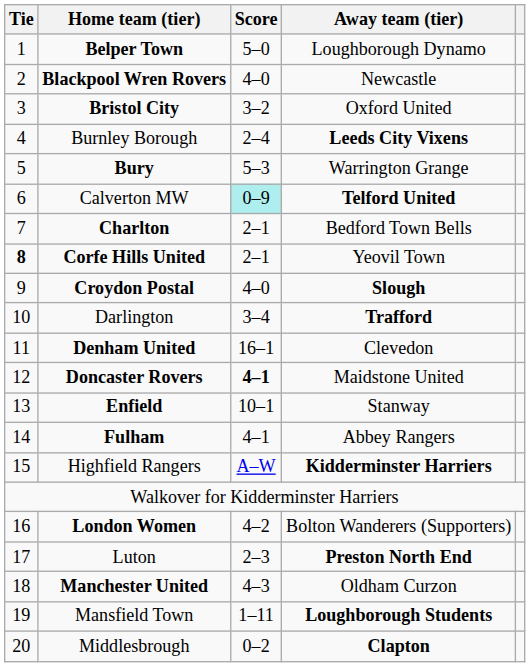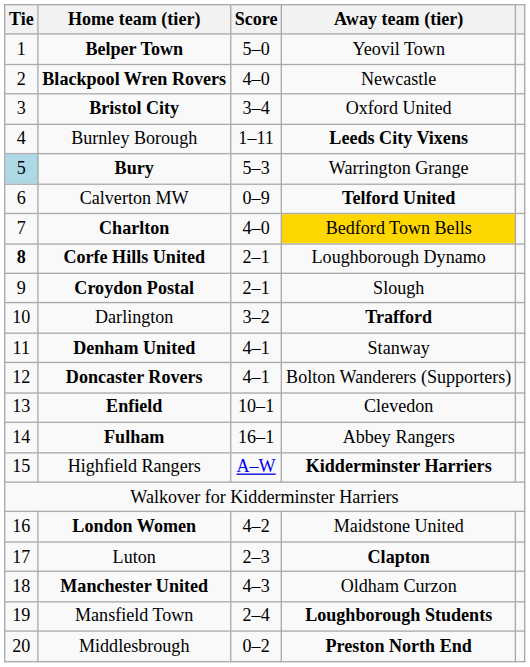(399, 48) Loughborough Dynamo -> (399, 48) Yeovil Town
(256, 108) 3–2 -> (256, 108) 3–4
(256, 138) 2–4 -> (256, 138) 1–11
(21, 168) no background -> (21, 168) lightblue background
(256, 198) paleturquoise background -> (256, 198) no background
(256, 227) 2–1 -> (256, 227) 4–0
(399, 227) no background -> (399, 227) gold background
(399, 257) Yeovil Town -> (399, 257) Loughborough Dynamo
(256, 287) 4–0 -> (256, 287) 2–1
(399, 287) bold -> (399, 287) normal
(256, 317) 3–4 -> (256, 317) 3–2
(256, 347) 16–1 -> (256, 347) 4–1
(399, 347) Clevedon -> (399, 347) Stanway
(256, 377) bold -> (256, 377) normal
(399, 377) Maidstone United -> (399, 377) Bolton Wanderers (Supporters)
(399, 406) Stanway -> (399, 406) Clevedon
(256, 436) 4–1 -> (256, 436) 16–1
(399, 526) Bolton Wanderers (Supporters) -> (399, 526) Maidstone United
(399, 556) Preston North End -> (399, 556) Clapton
(256, 615) 1–11 -> (256, 615) 2–4
(399, 645) Clapton -> (399, 645) Preston North End
